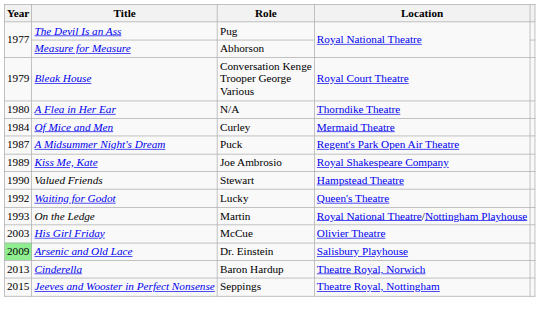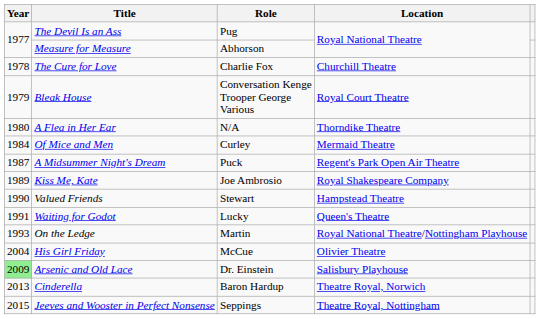+ row: (76, 66)
(18, 198) 1992 -> (18, 216) 1991
(18, 233) 2003 -> (18, 251) 2004
